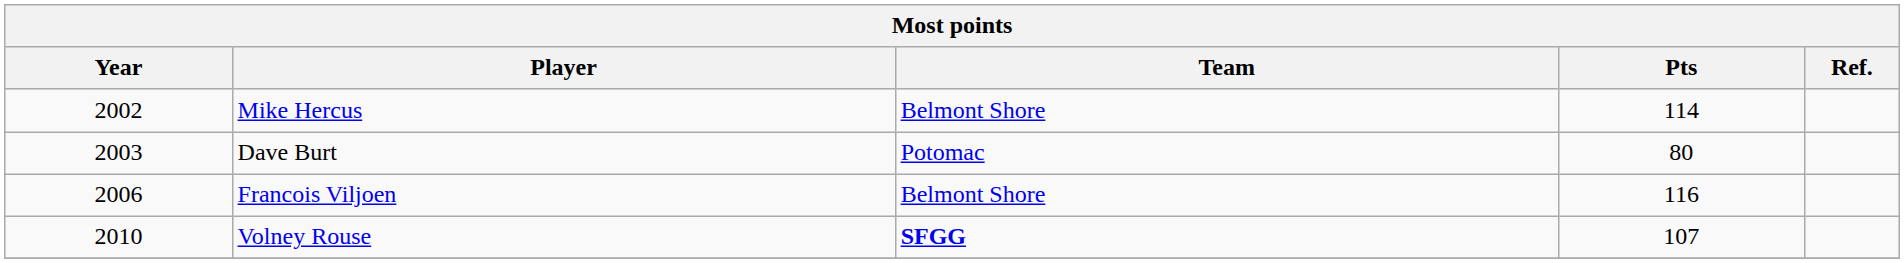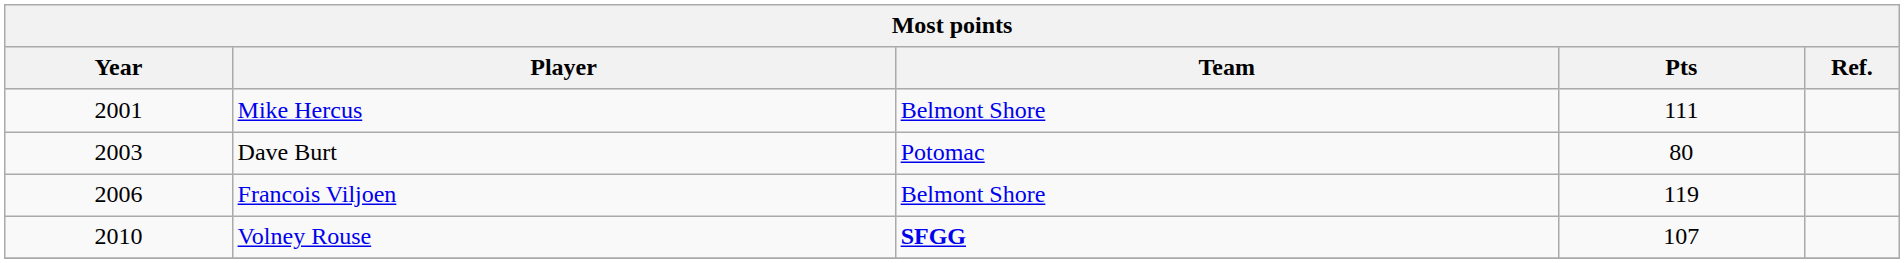(118, 109) 2002 -> (118, 109) 2001
(1681, 109) 114 -> (1681, 109) 111
(1681, 194) 116 -> (1681, 194) 119
